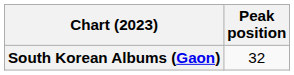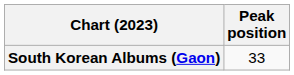(257, 57) 32 -> (257, 57) 33
